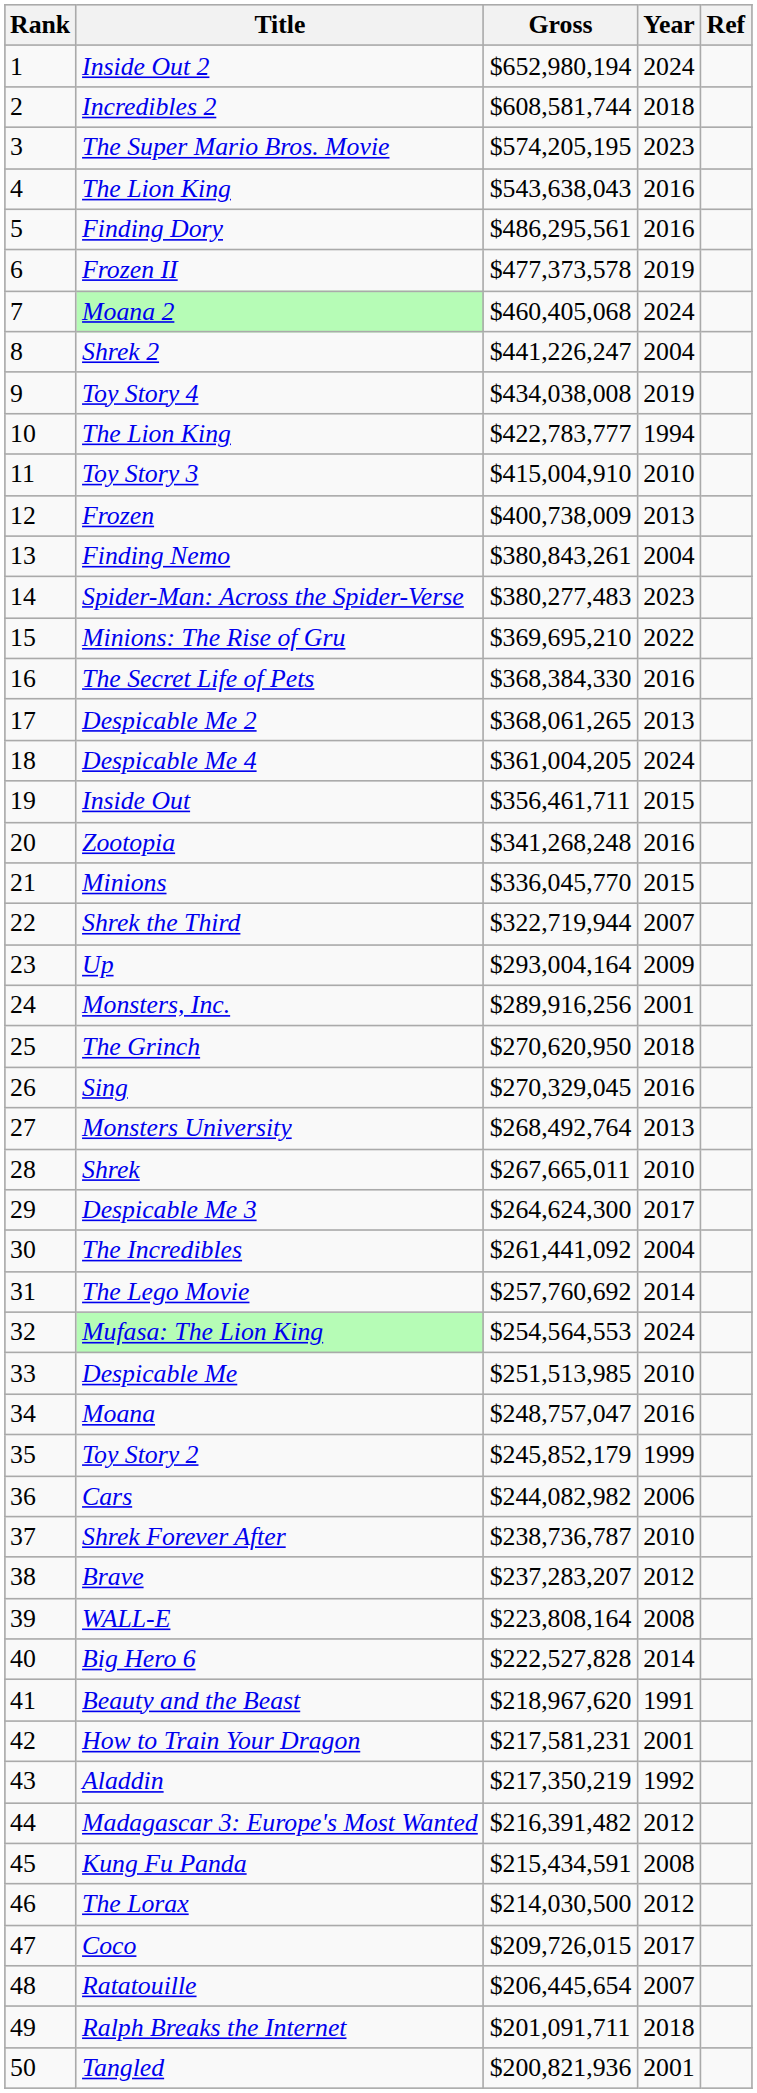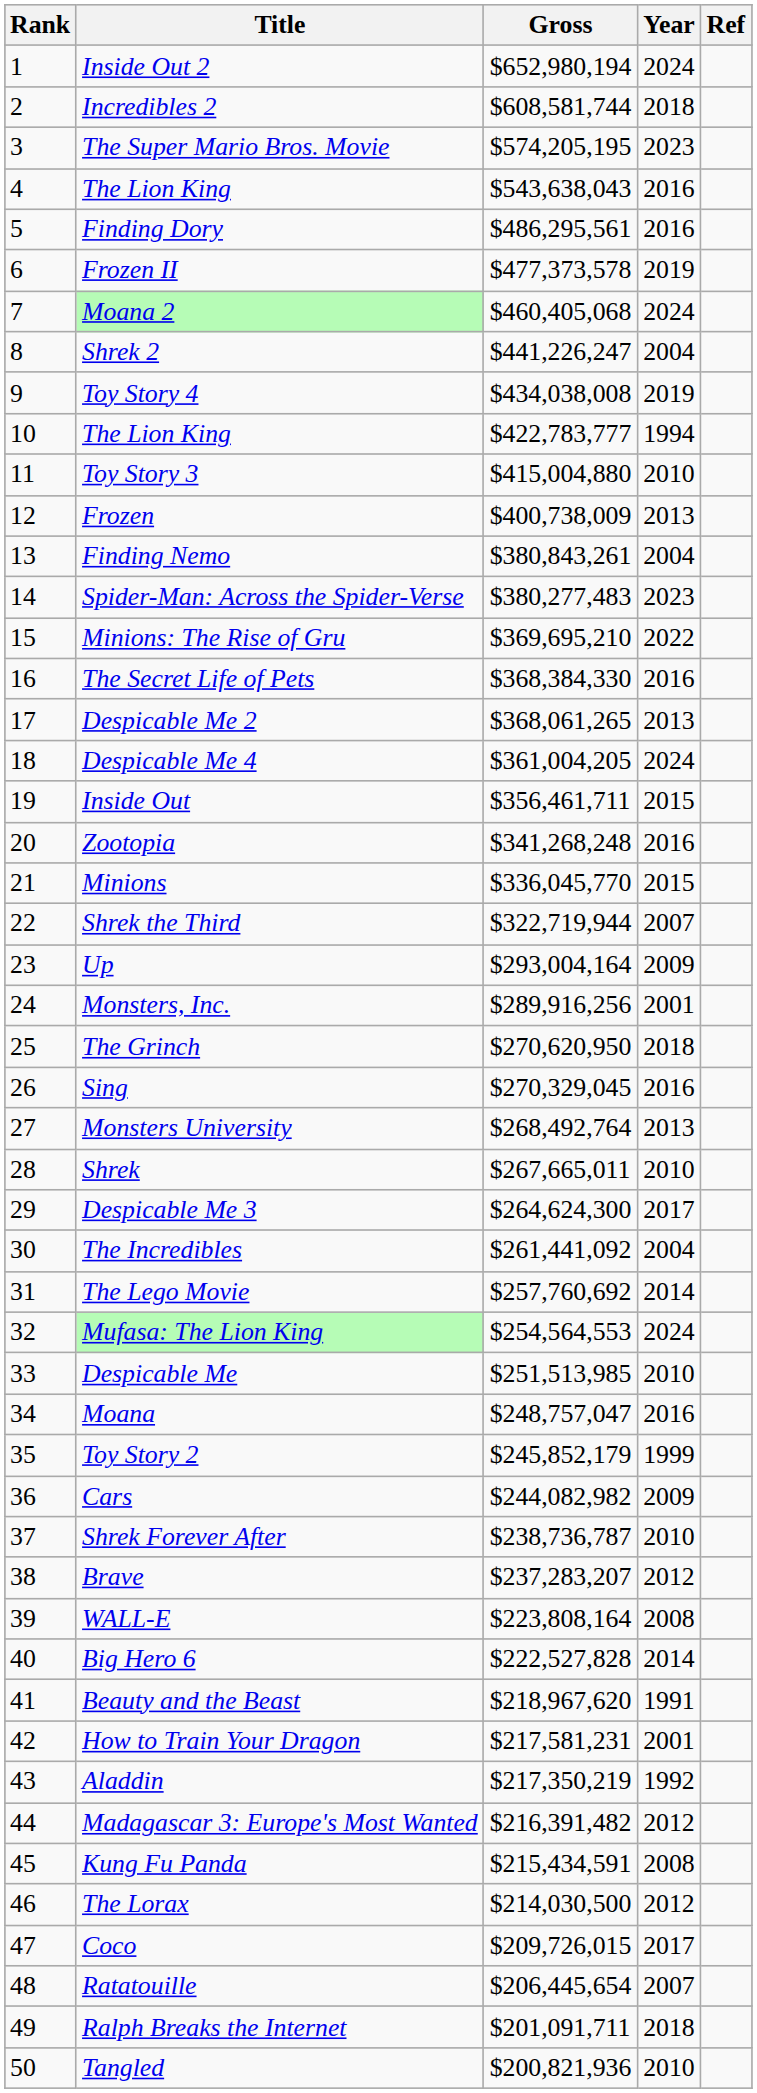(560, 474) $415,004,910 -> (560, 474) $415,004,880
(669, 1495) 2006 -> (669, 1495) 2009
(669, 2067) 2001 -> (669, 2067) 2010
